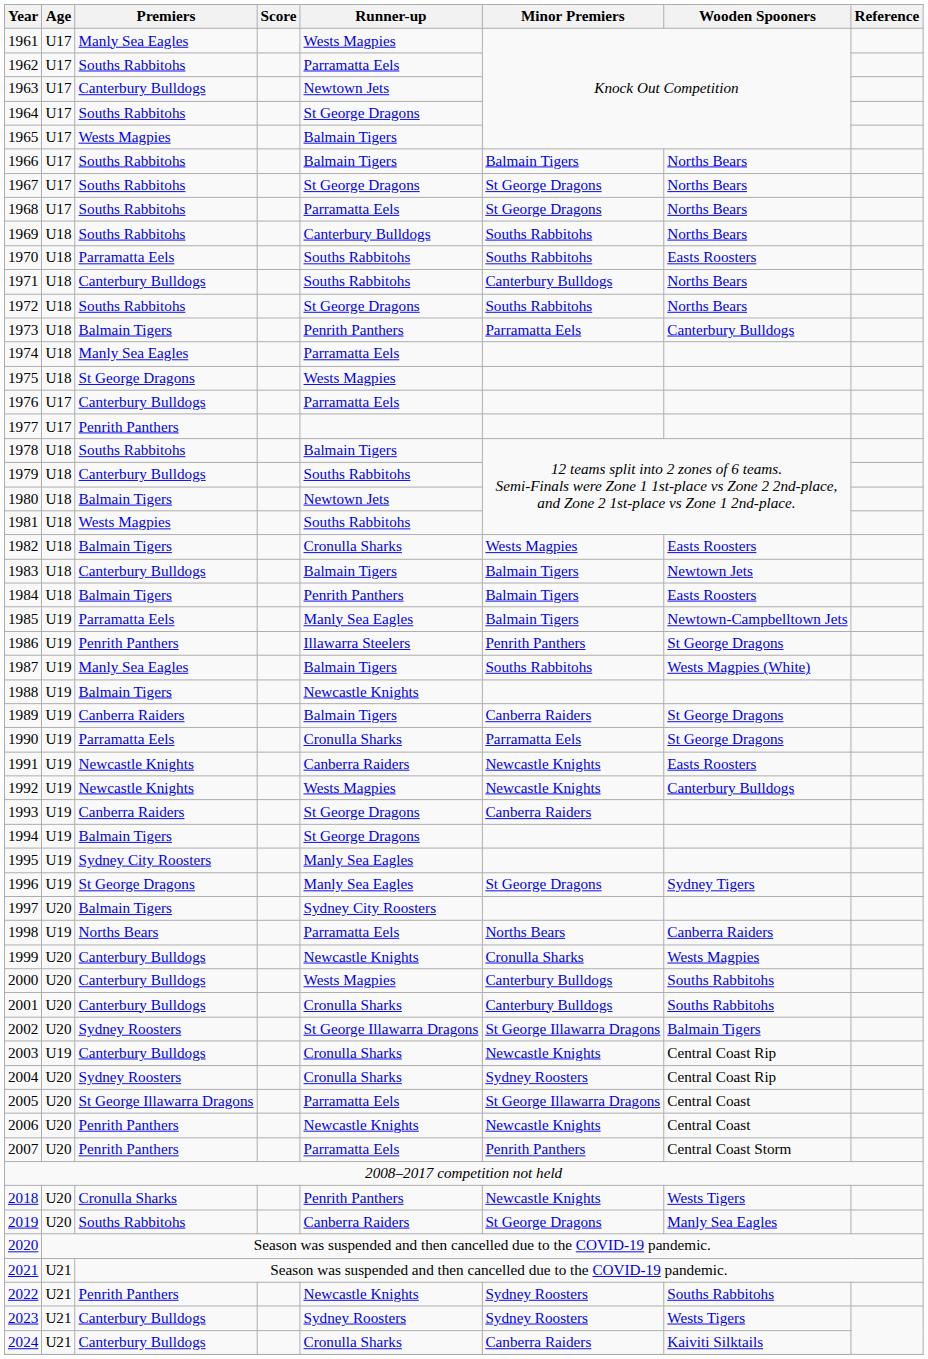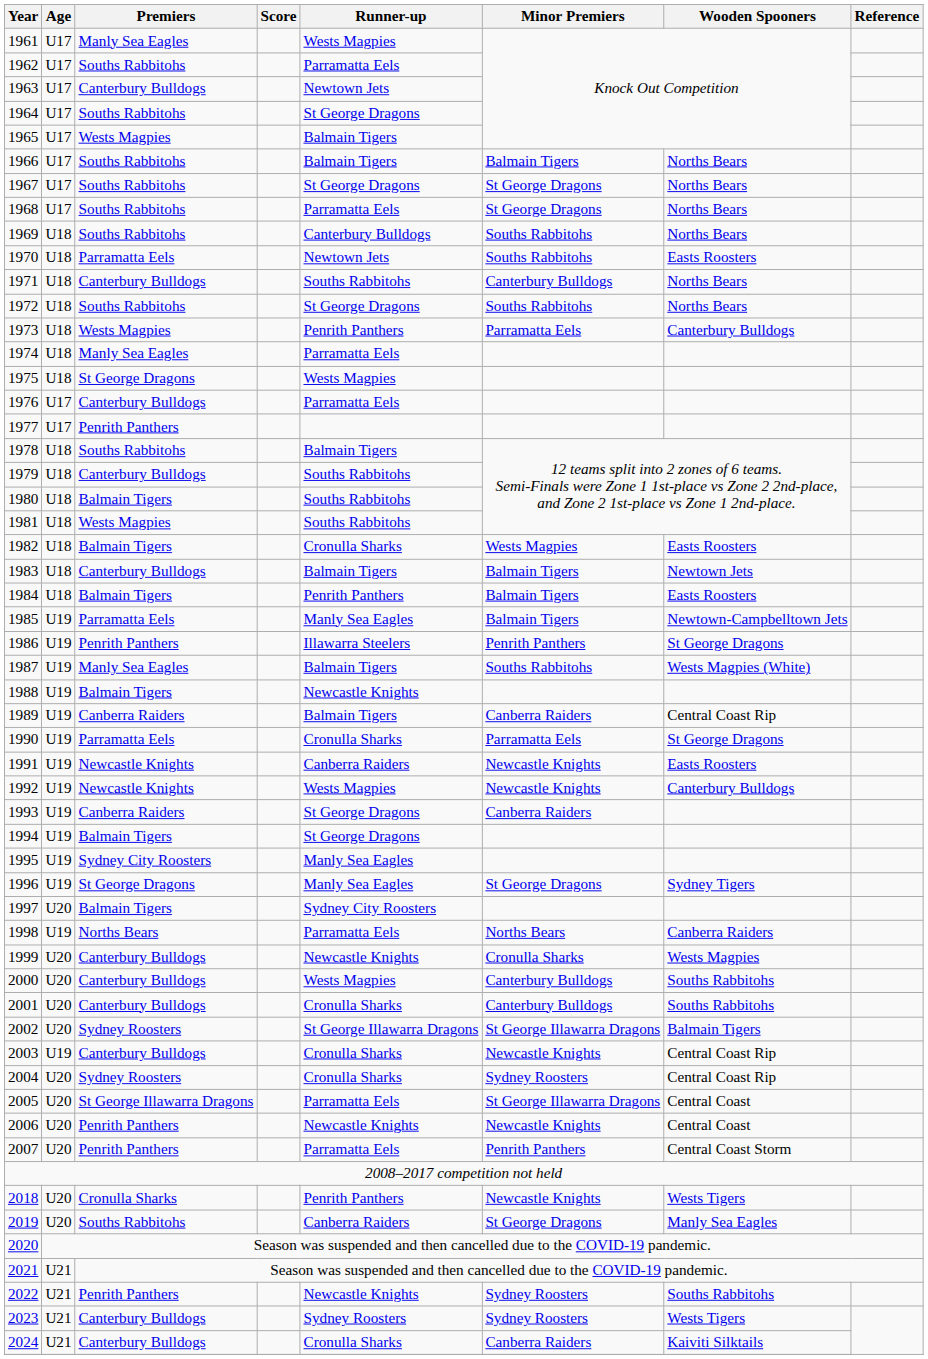(357, 257) Souths Rabbitohs -> (346, 257) Newtown Jets
(125, 329) Balmain Tigers -> (125, 329) Wests Magpies
(346, 498) Newtown Jets -> (357, 498) Souths Rabbitohs
(725, 715) St George Dragons -> (722, 715) Central Coast Rip
